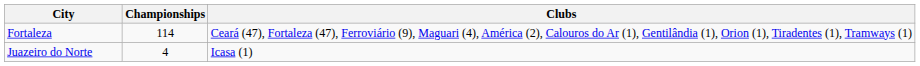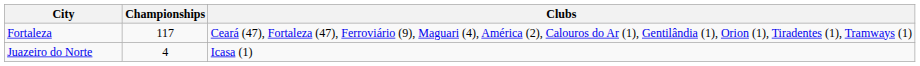(165, 33) 114 -> (165, 33) 117
